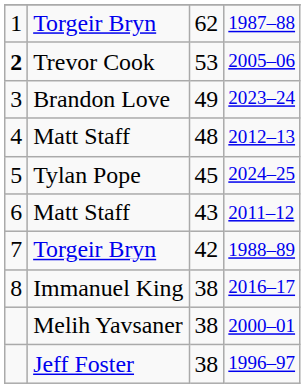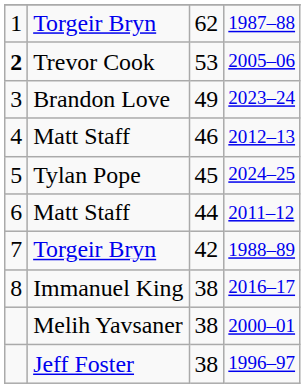(206, 136) 48 -> (206, 136) 46
(206, 212) 43 -> (206, 212) 44
